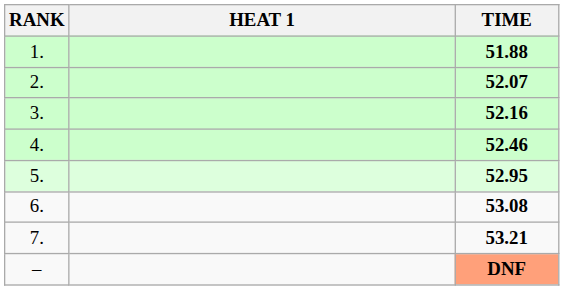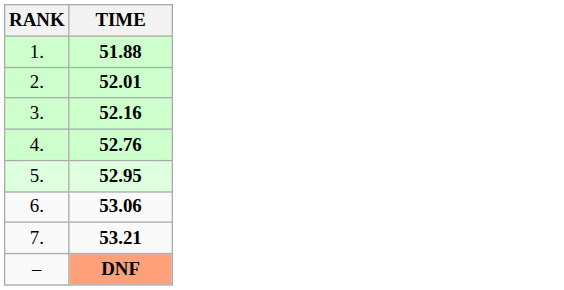- column: (262, 20)
(507, 82) 52.07 -> (121, 82) 52.01
(507, 144) 52.46 -> (121, 144) 52.76
(507, 207) 53.08 -> (121, 207) 53.06
